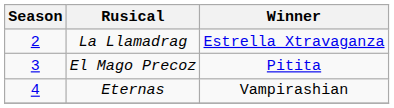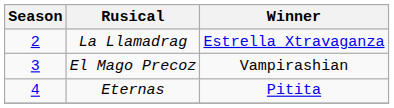(294, 66) Pitita -> (294, 66) Vampirashian
(294, 91) Vampirashian -> (294, 91) Pitita
